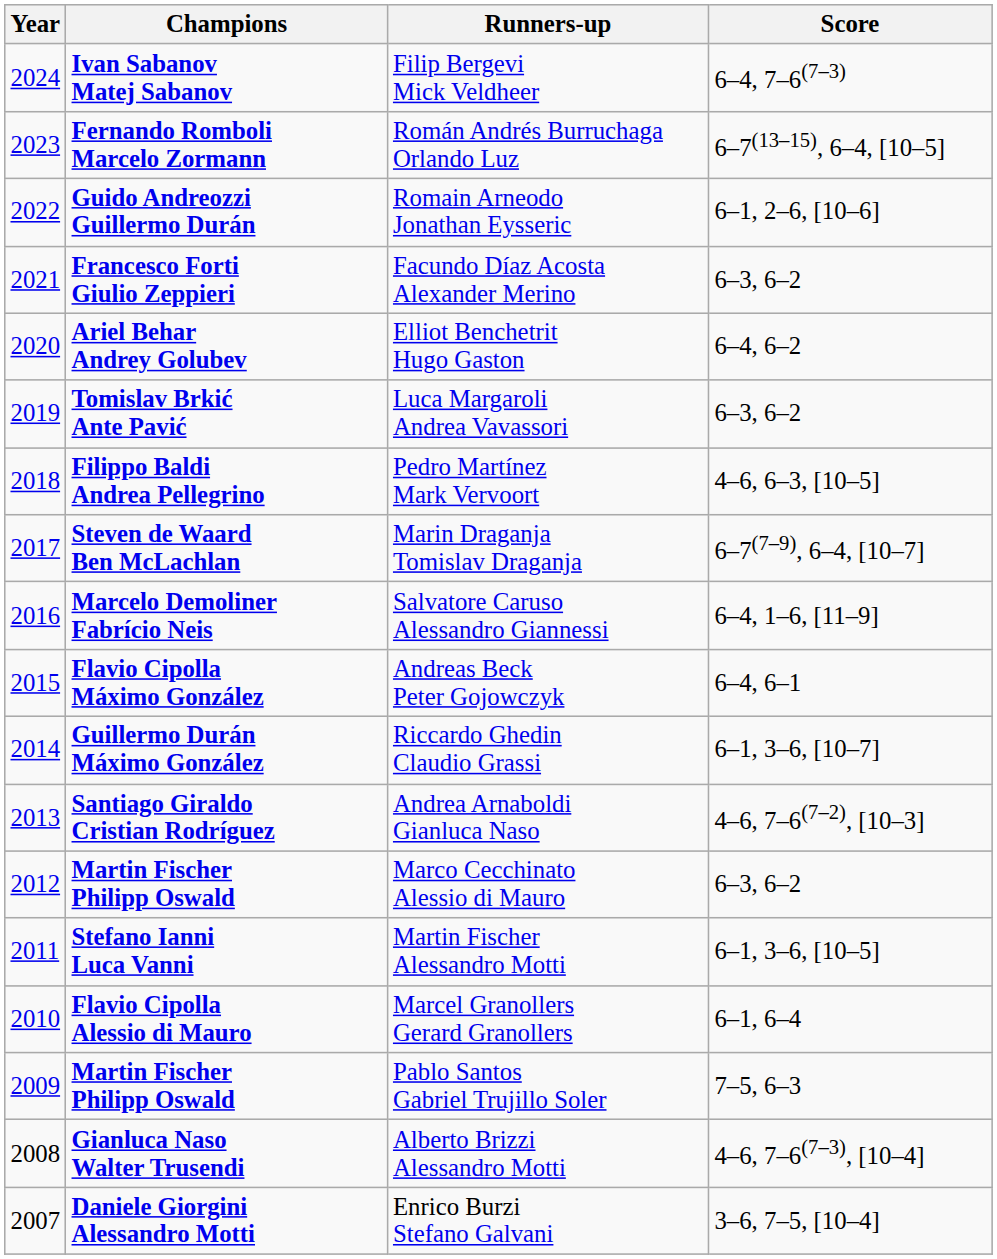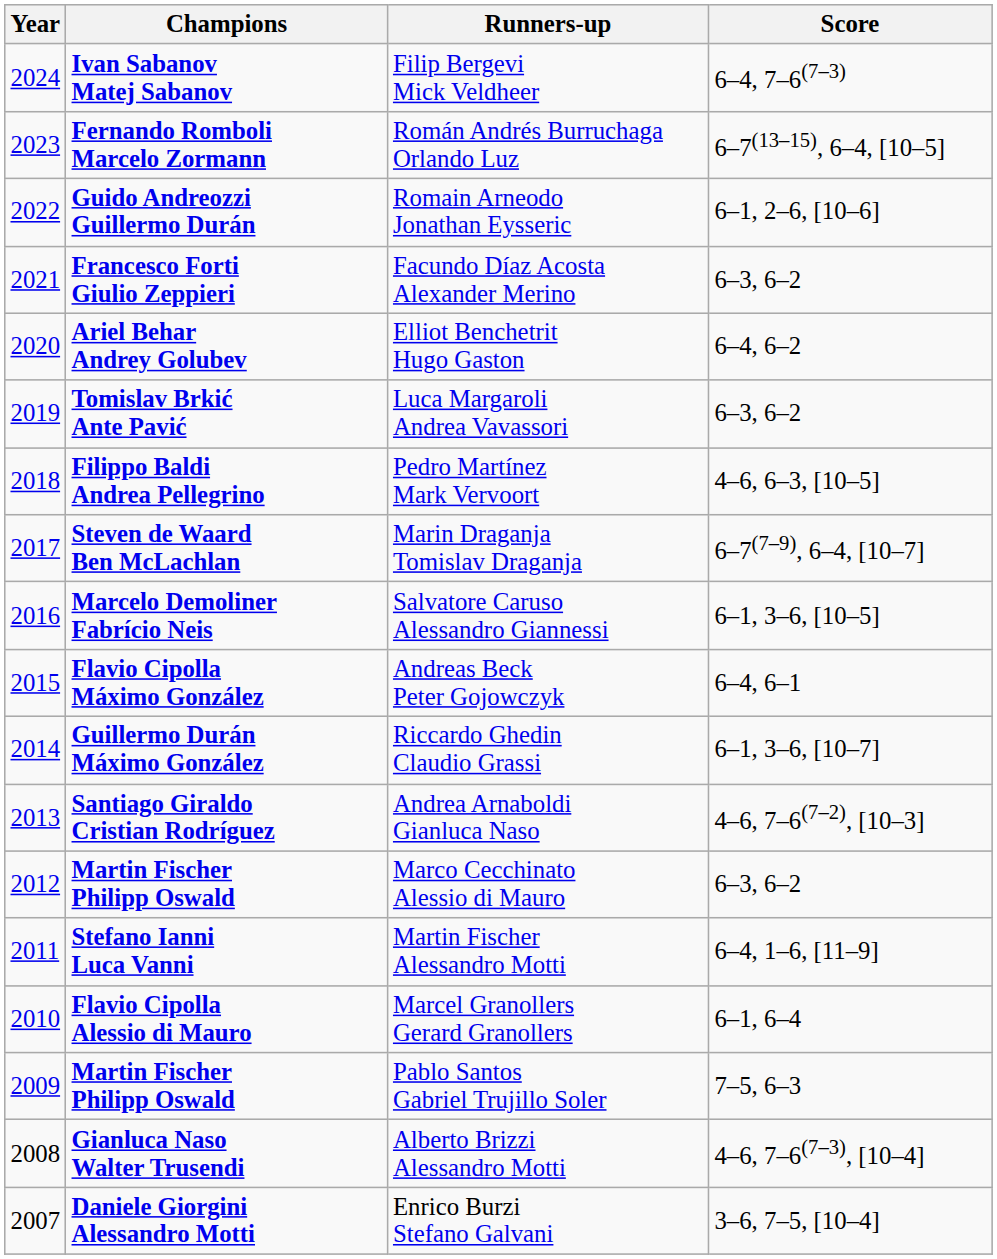(797, 615) 6–4, 1–6, [11–9] -> (797, 615) 6–1, 3–6, [10–5]
(797, 951) 6–1, 3–6, [10–5] -> (797, 951) 6–4, 1–6, [11–9]
